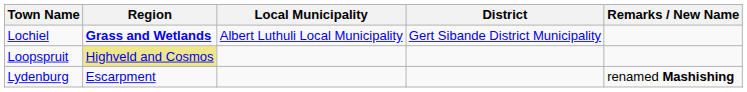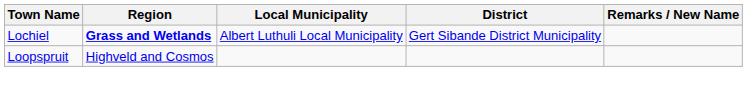(150, 56) khaki background -> (150, 56) no background
- row: (38, 77)
